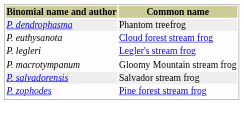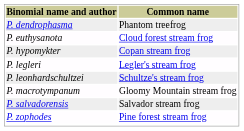+ row: (34, 51)
+ row: (45, 78)
